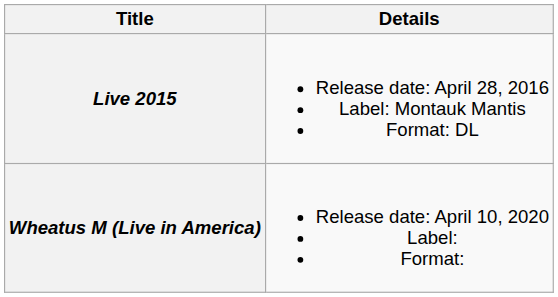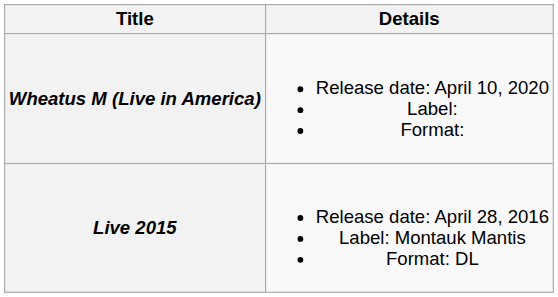rows swapped: (135, 98) <-> (135, 227)
